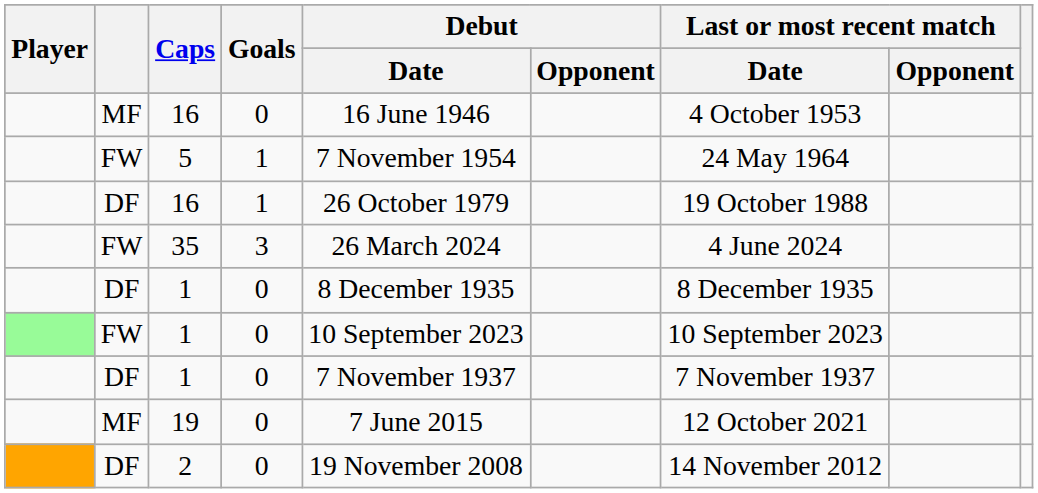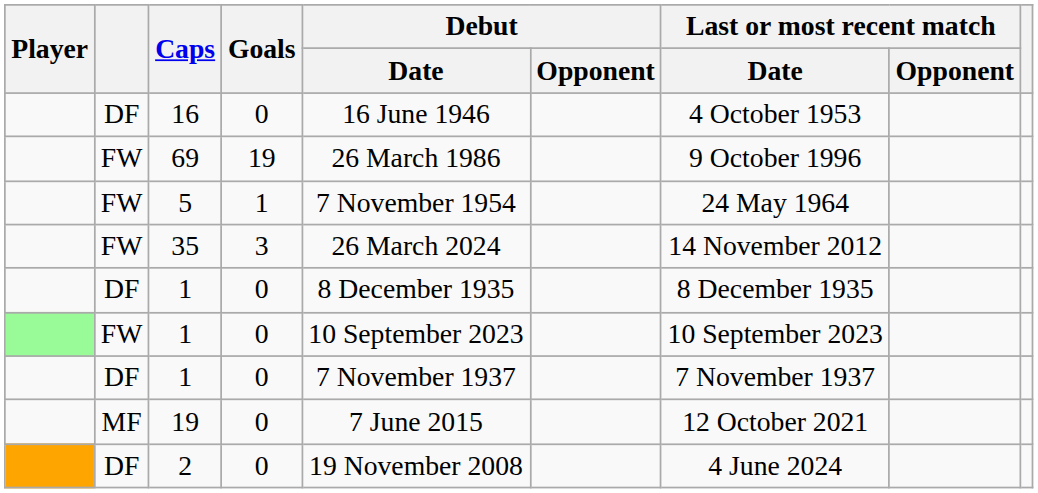(122, 114) MF -> (122, 114) DF
+ row: (185, 158)
- row: (185, 202)
(775, 245) 4 June 2024 -> (775, 245) 14 November 2012
(775, 465) 14 November 2012 -> (775, 465) 4 June 2024
